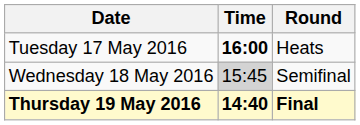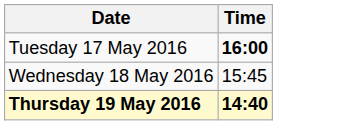- column: (314, 18)
(244, 76) lightgrey background -> (244, 76) no background
